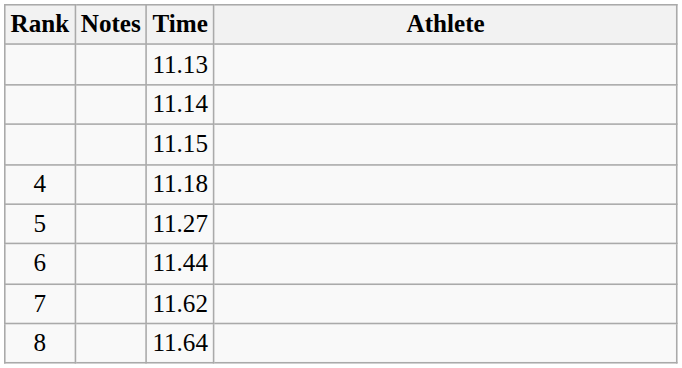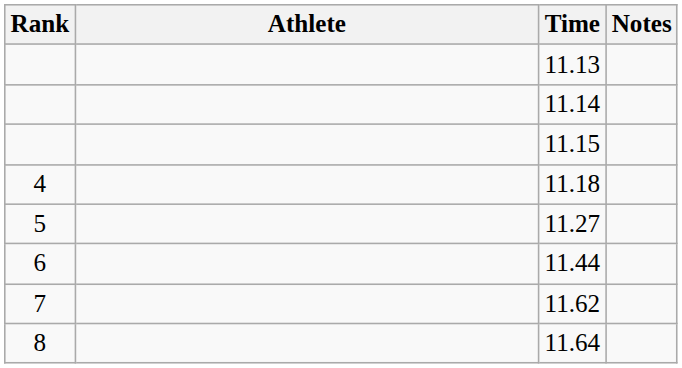columns swapped: (446, 24) <-> (111, 24)
